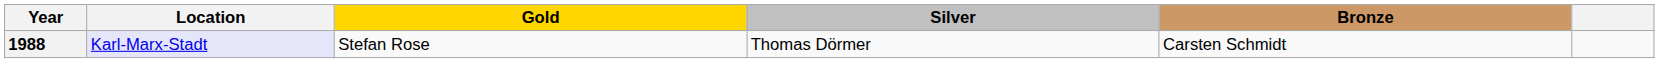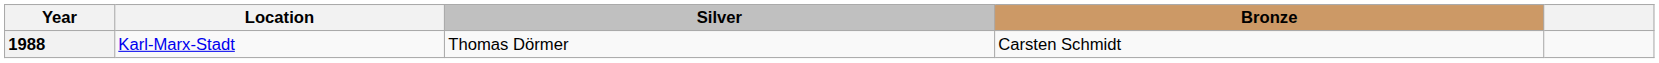- column: (541, 17)
(149, 44) lavender background -> (177, 44) no background
